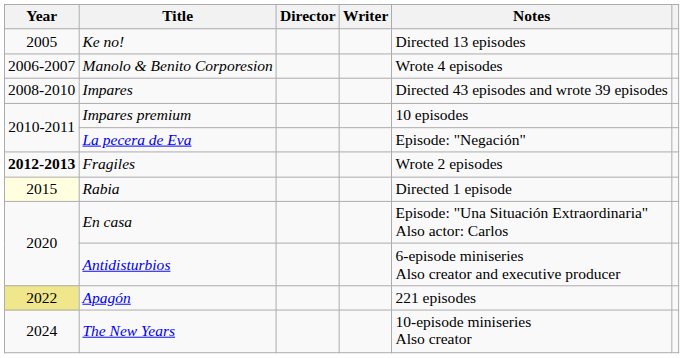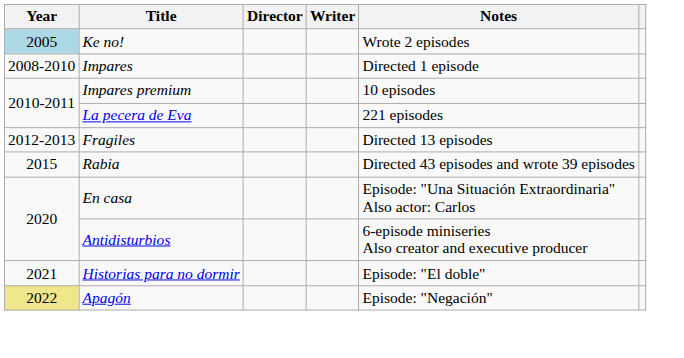(42, 41) no background -> (42, 41) lightblue background
(461, 41) Directed 13 episodes -> (416, 41) Wrote 2 episodes
- row: (178, 66)
(532, 90) Directed 43 episodes and wrote 39 episodes -> (421, 66) Directed 1 episode
(461, 139) Episode: "Negación" -> (403, 115) 221 episodes
(42, 164) bold -> (42, 139) normal
(449, 164) Wrote 2 episodes -> (428, 139) Directed 13 episodes
(42, 189) lightyellow background -> (42, 164) no background
(454, 189) Directed 1 episode -> (499, 164) Directed 43 episodes and wrote 39 episodes
+ row: (161, 273)
(436, 297) 221 episodes -> (428, 297) Episode: "Negación"
- row: (129, 331)
